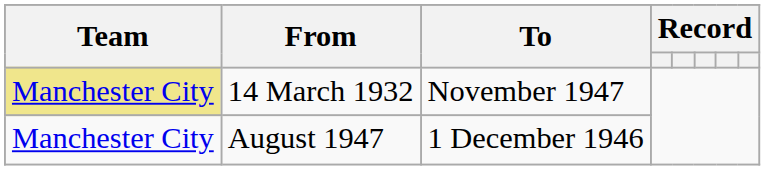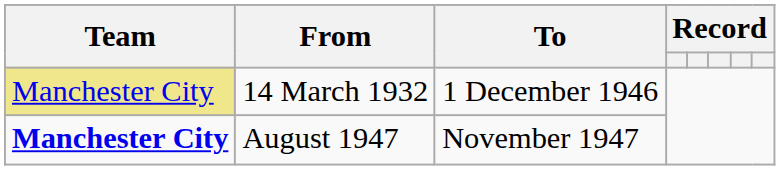(526, 90) November 1947 -> (550, 90) 1 December 1946
(113, 139) normal -> (120, 139) bold
(536, 139) 1 December 1946 -> (541, 139) November 1947
